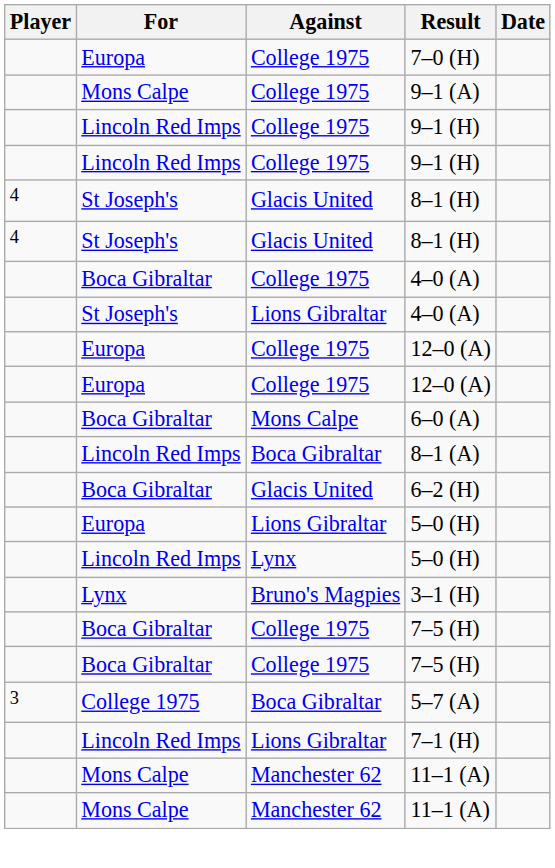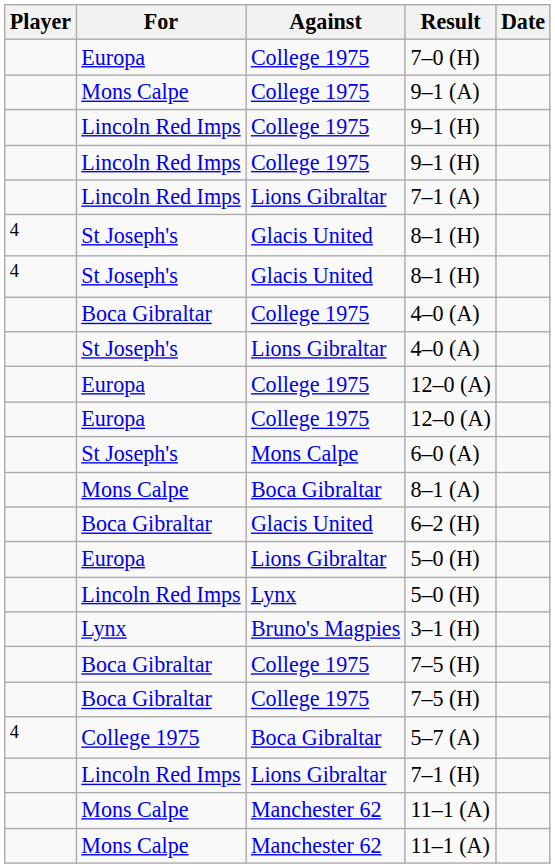+ row: (319, 197)
(147, 419) Boca Gibraltar -> (130, 454) St Joseph's
(161, 454) Lincoln Red Imps -> (135, 489) Mons Calpe
(14, 697) 3 -> (14, 732) 4
